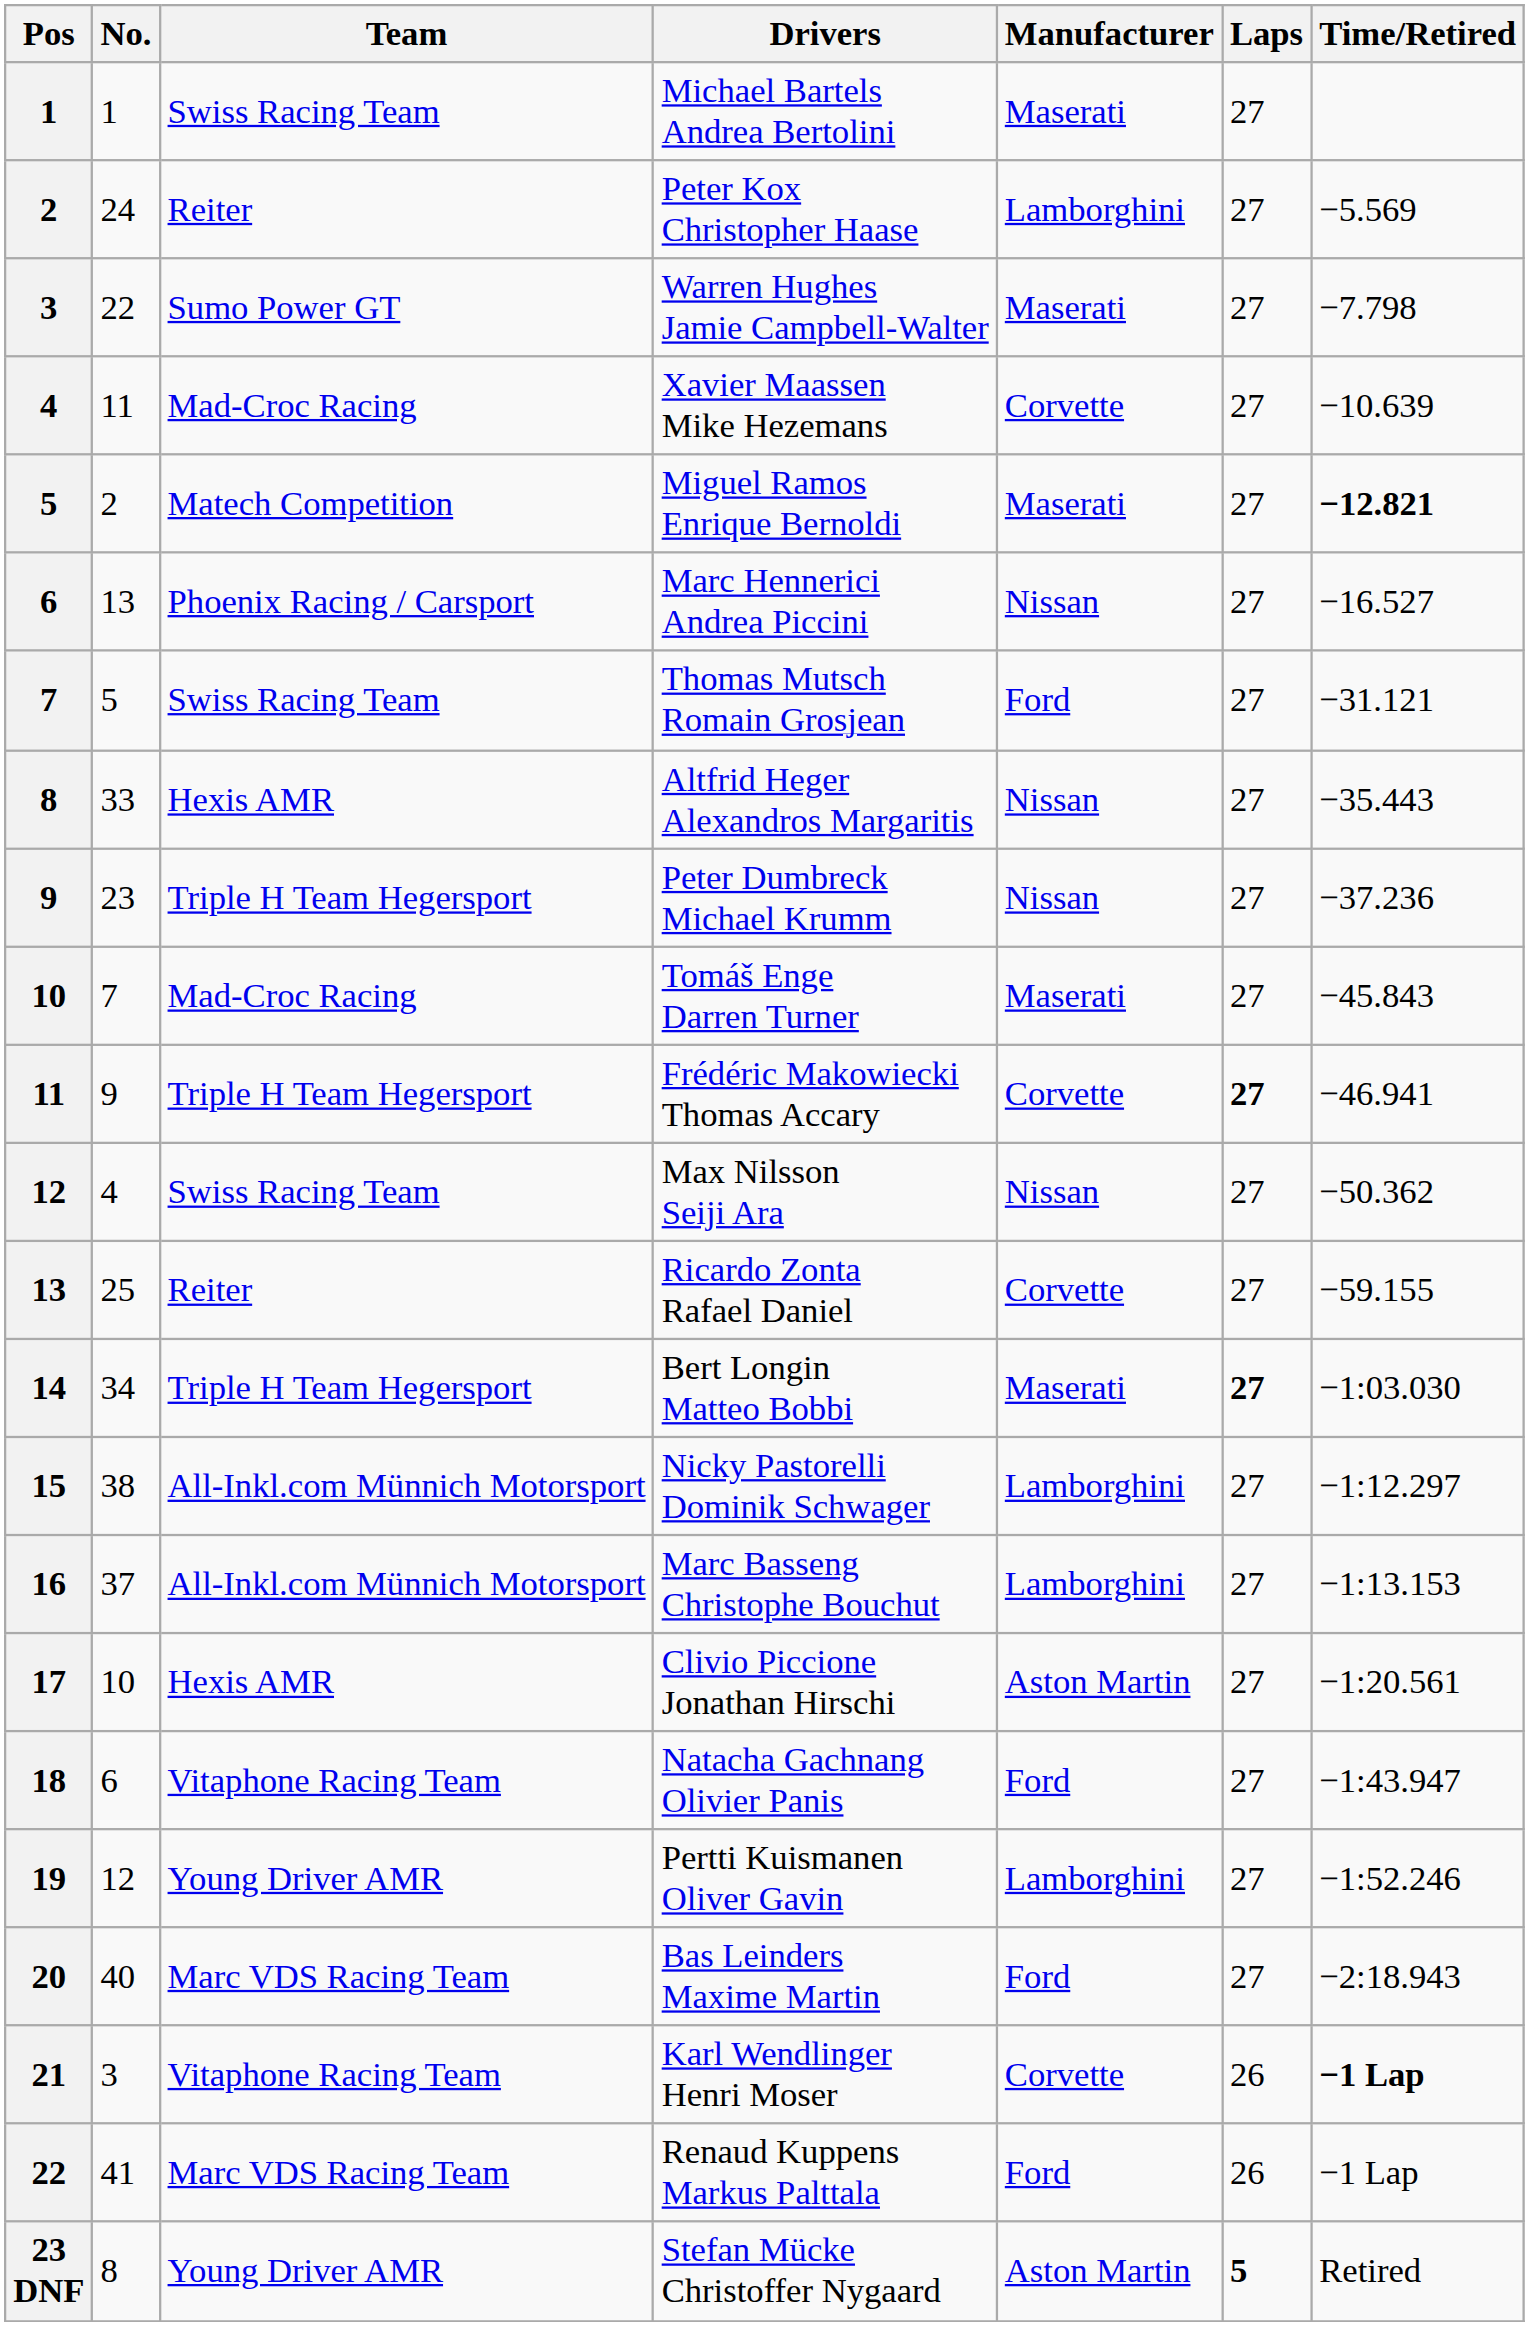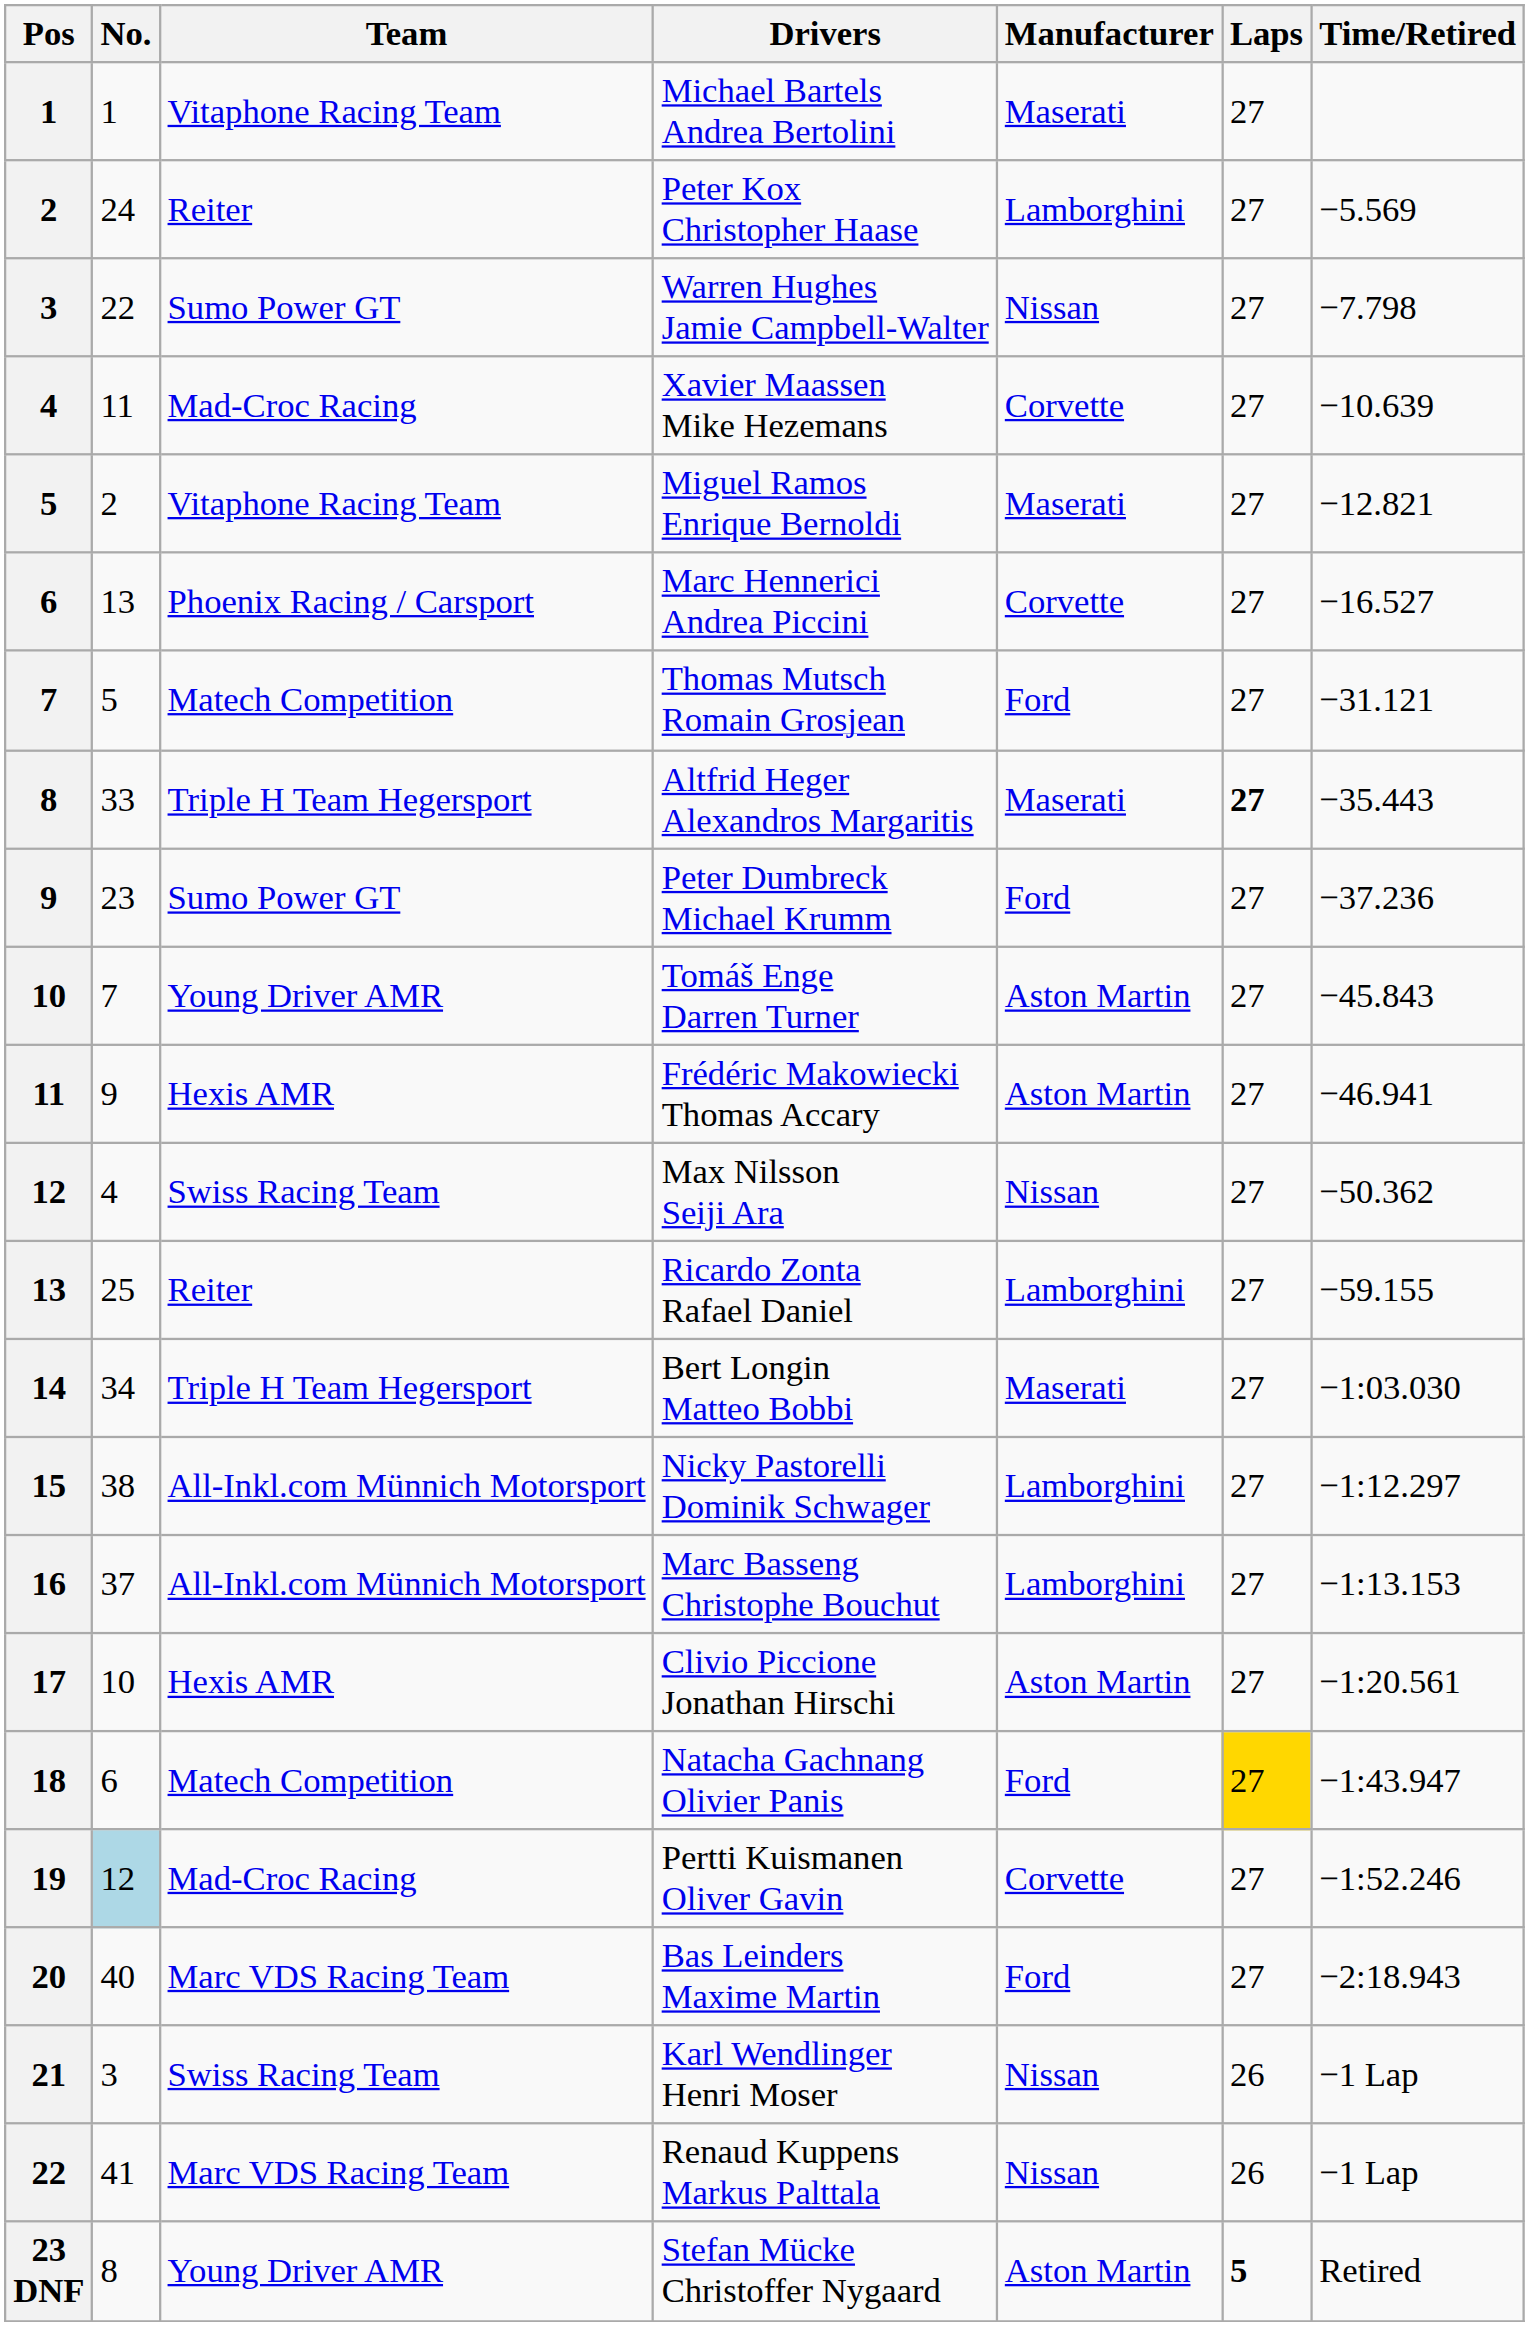(304, 110) Swiss Racing Team -> (334, 110) Vitaphone Racing Team
(1065, 307) Maserati -> (1052, 307) Nissan
(310, 503) Matech Competition -> (334, 503) Vitaphone Racing Team
(1377, 503) bold -> (1377, 503) normal
(1052, 601) Nissan -> (1064, 601) Corvette
(304, 700) Swiss Racing Team -> (310, 700) Matech Competition
(251, 798) Hexis AMR -> (350, 798) Triple H Team Hegersport
(1052, 798) Nissan -> (1065, 798) Maserati
(1247, 798) normal -> (1247, 798) bold
(350, 896) Triple H Team Hegersport -> (284, 896) Sumo Power GT
(1052, 896) Nissan -> (1038, 896) Ford
(292, 994) Mad-Croc Racing -> (305, 994) Young Driver AMR
(1065, 994) Maserati -> (1098, 994) Aston Martin
(350, 1092) Triple H Team Hegersport -> (251, 1092) Hexis AMR
(1064, 1092) Corvette -> (1098, 1092) Aston Martin
(1247, 1092) bold -> (1247, 1092) normal
(1064, 1289) Corvette -> (1095, 1289) Lamborghini
(1247, 1387) bold -> (1247, 1387) normal
(334, 1780) Vitaphone Racing Team -> (310, 1780) Matech Competition
(1247, 1780) no background -> (1247, 1780) gold background
(118, 1878) no background -> (118, 1878) lightblue background
(305, 1878) Young Driver AMR -> (292, 1878) Mad-Croc Racing
(1095, 1878) Lamborghini -> (1064, 1878) Corvette
(334, 2074) Vitaphone Racing Team -> (304, 2074) Swiss Racing Team
(1064, 2074) Corvette -> (1052, 2074) Nissan
(1372, 2074) bold -> (1369, 2074) normal
(1038, 2172) Ford -> (1052, 2172) Nissan
